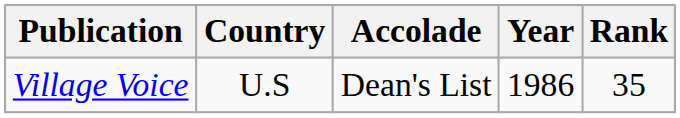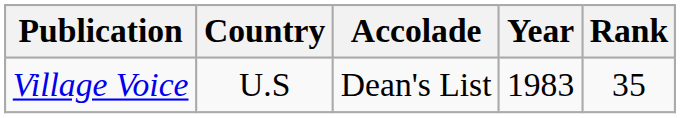(541, 84) 1986 -> (541, 84) 1983
